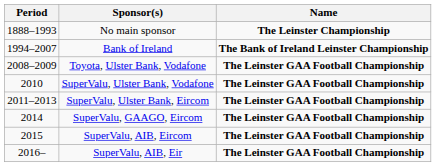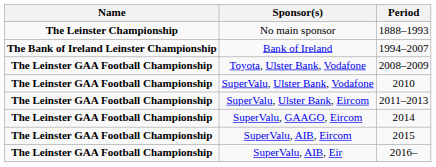columns swapped: (32, 13) <-> (324, 13)
